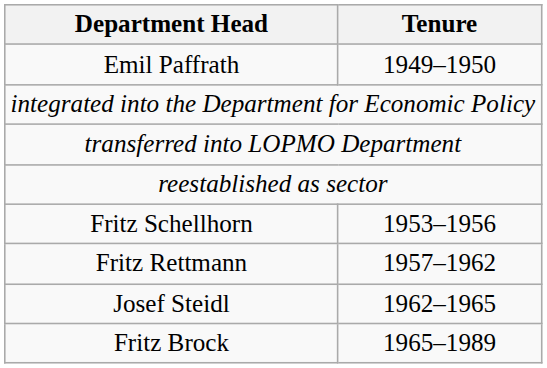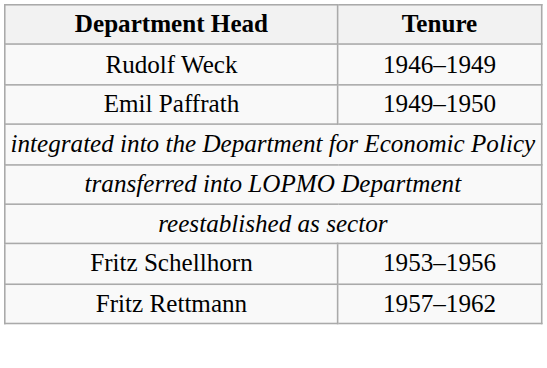+ row: (171, 64)
- row: (171, 303)
- row: (171, 343)
